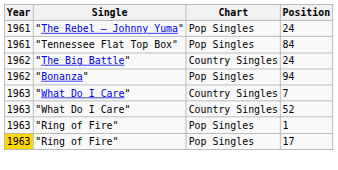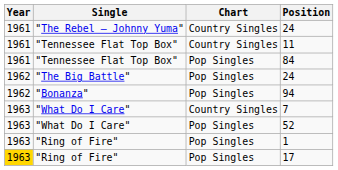(221, 29) Pop Singles -> (233, 29) Country Singles
+ row: (107, 45)
(233, 61) Country Singles -> (221, 77) Pop Singles
(233, 109) Country Singles -> (221, 125) Pop Singles
